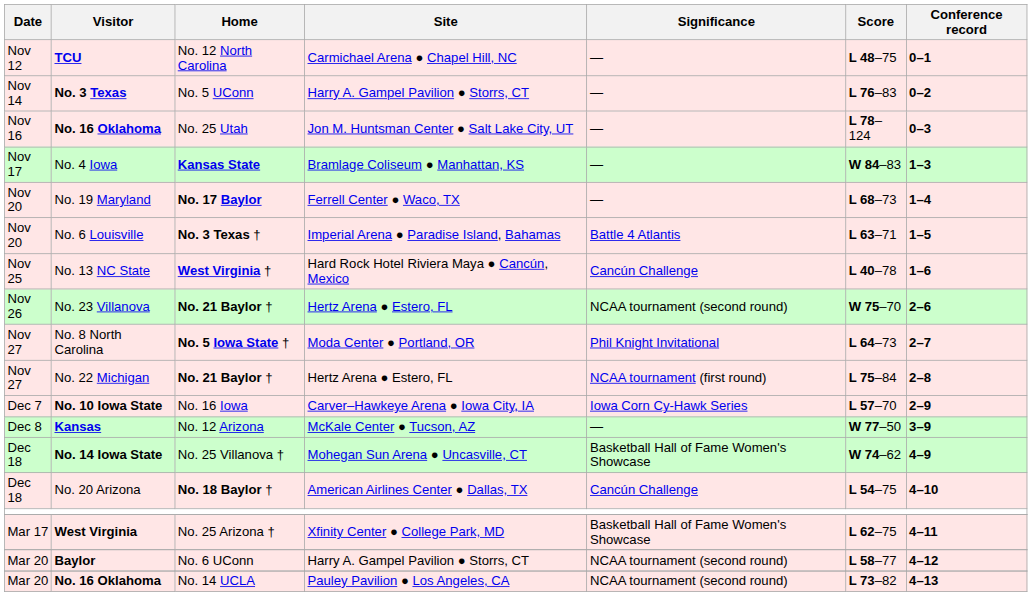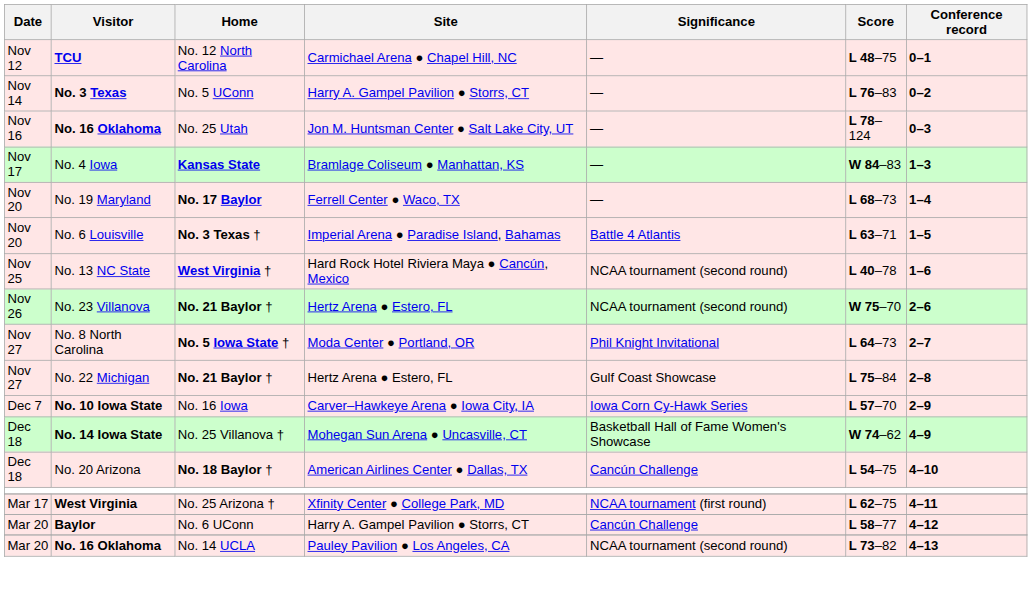(644, 271) Cancún Challenge -> (689, 271) NCAA tournament (second round)
(678, 377) NCAA tournament (first round) -> (653, 377) Gulf Coast Showcase
- row: (78, 426)
(688, 532) Basketball Hall of Fame Women's Showcase -> (678, 504) NCAA tournament (first round)
(689, 560) NCAA tournament (second round) -> (644, 524) Cancún Challenge
